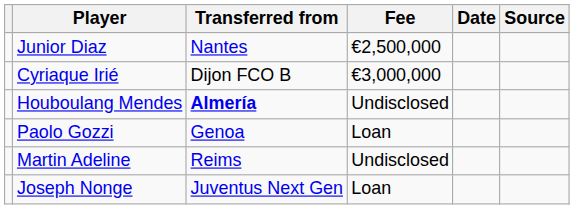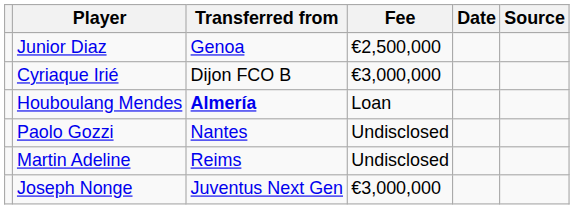(219, 47) Nantes -> (218, 47) Genoa
(400, 103) Undisclosed -> (371, 103) Loan
(218, 132) Genoa -> (219, 132) Nantes
(371, 132) Loan -> (400, 132) Undisclosed
(371, 189) Loan -> (396, 189) €3,000,000
